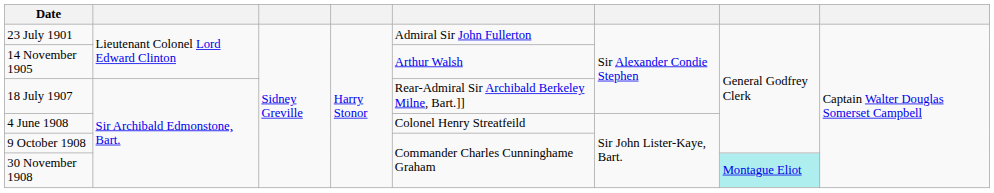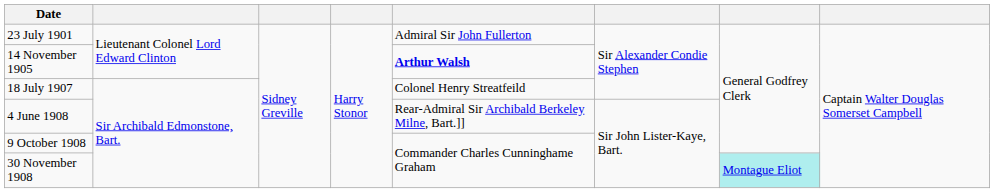(429, 61) normal -> (432, 61) bold
(490, 95) Rear-Admiral Sir Archibald Berkeley Milne, Bart.]] -> (460, 88) Colonel Henry Streatfeild
(460, 123) Colonel Henry Streatfeild -> (490, 116) Rear-Admiral Sir Archibald Berkeley Milne, Bart.]]
